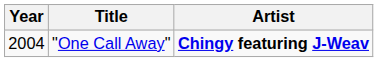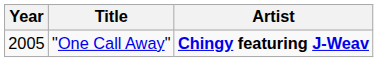(26, 43) 2004 -> (26, 43) 2005
